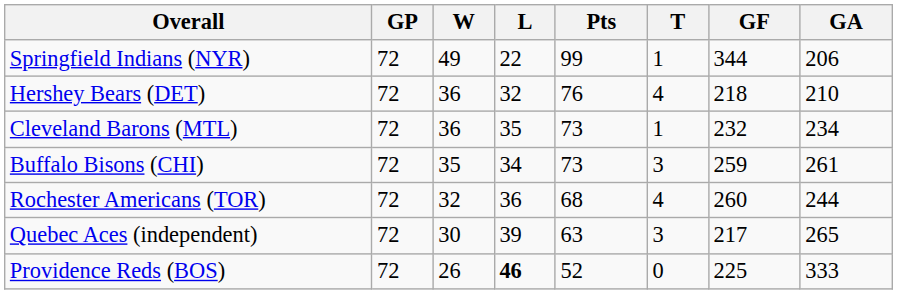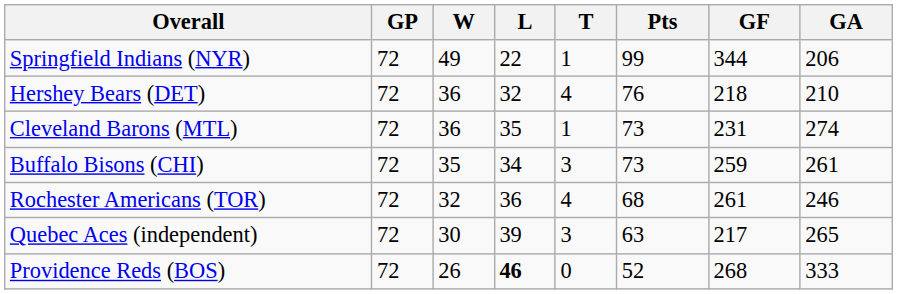columns swapped: (678, 22) <-> (601, 22)
(730, 128) 232 -> (730, 128) 231
(822, 128) 234 -> (822, 128) 274
(730, 199) 260 -> (730, 199) 261
(822, 199) 244 -> (822, 199) 246
(730, 270) 225 -> (730, 270) 268
